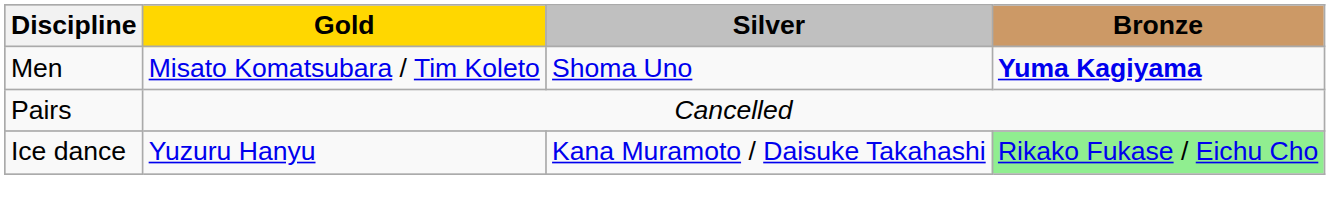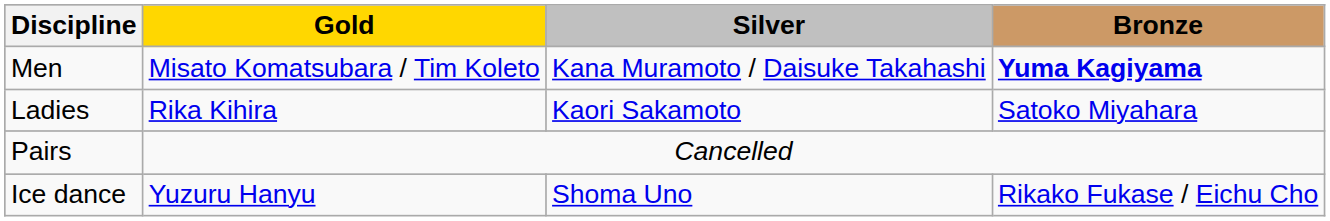(622, 67) Shoma Uno -> (769, 67) Kana Muramoto / Daisuke Takahashi
+ row: (50, 109)
(769, 151) Kana Muramoto / Daisuke Takahashi -> (622, 194) Shoma Uno
(1158, 151) lightgreen background -> (1158, 194) no background
